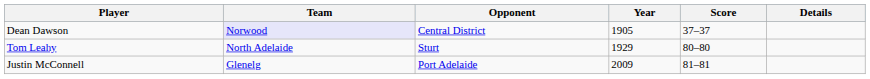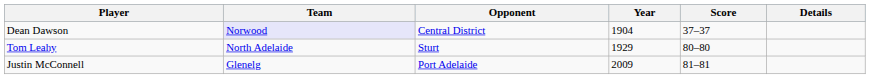(622, 30) 1905 -> (622, 30) 1904
